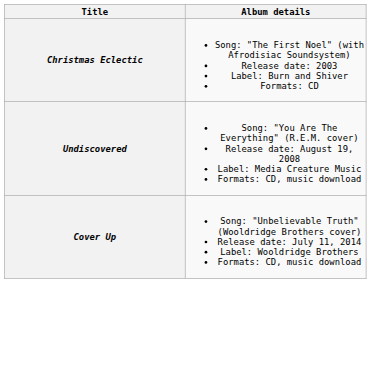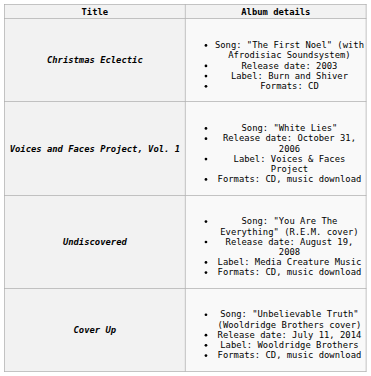+ row: (95, 148)
